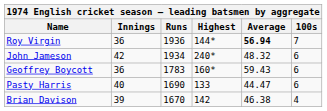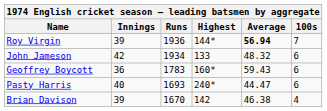(119, 41) 36 -> (119, 41) 39
(205, 56) 240* -> (202, 56) 133
(174, 85) 1690 -> (174, 85) 1693
(202, 85) 133 -> (205, 85) 240*
